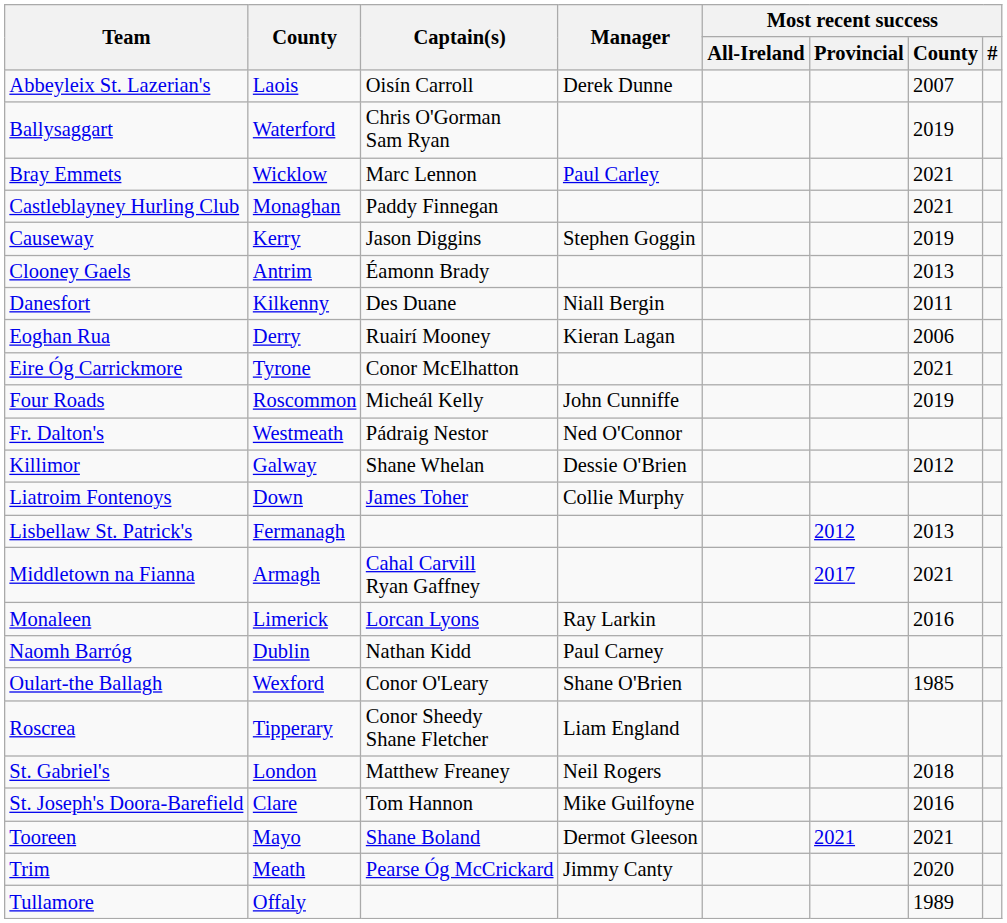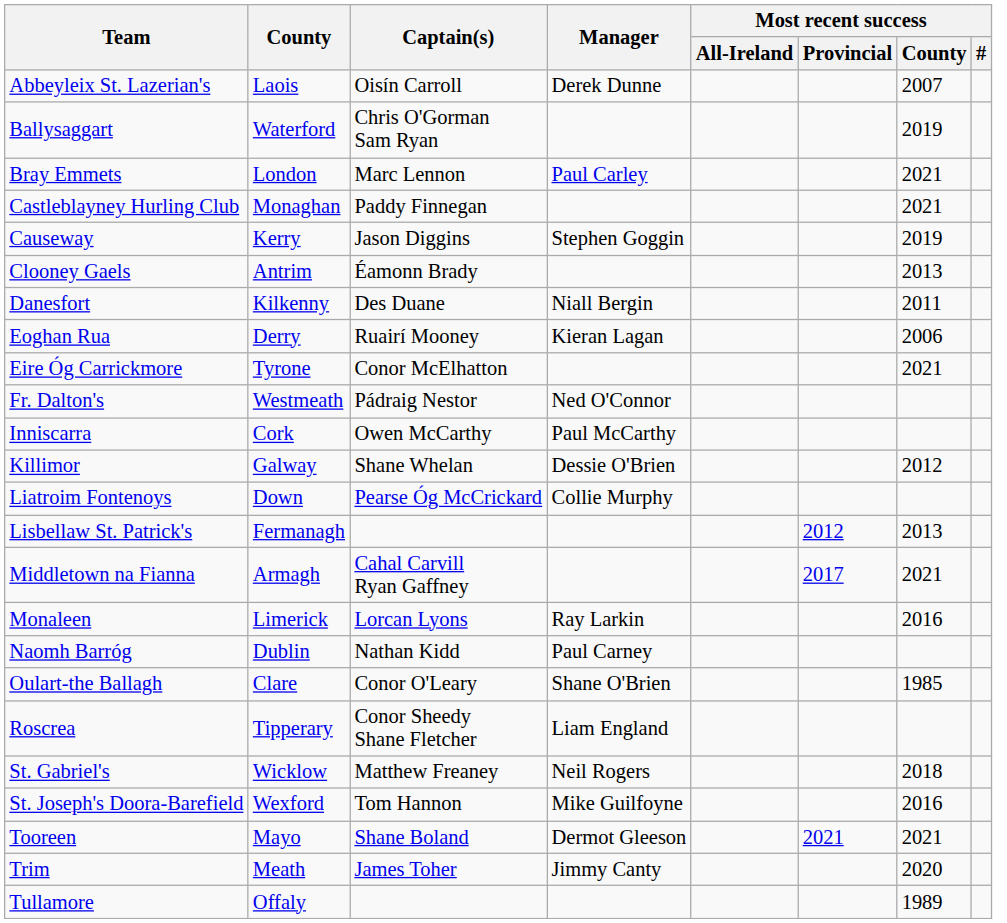(290, 173) Wicklow -> (285, 173) London
- row: (57, 401)
+ row: (50, 433)
(417, 498) James Toher -> (448, 498) Pearse Óg McCrickard
(288, 683) Wexford -> (275, 683) Clare
(285, 771) London -> (290, 771) Wicklow
(275, 804) Clare -> (288, 804) Wexford
(460, 869) Pearse Óg McCrickard -> (406, 869) James Toher
